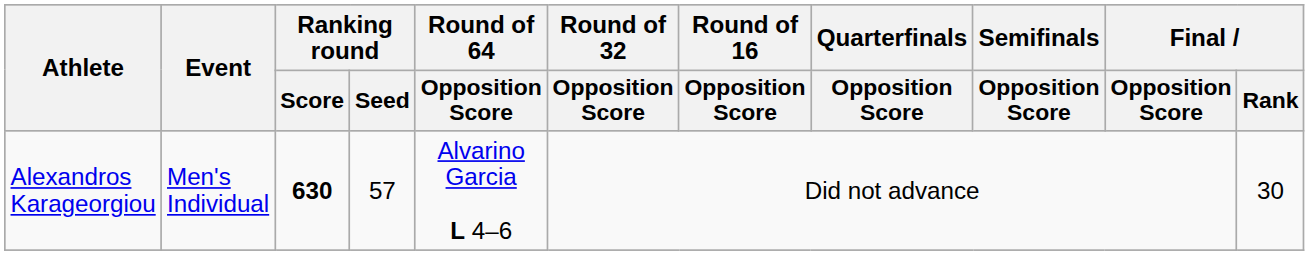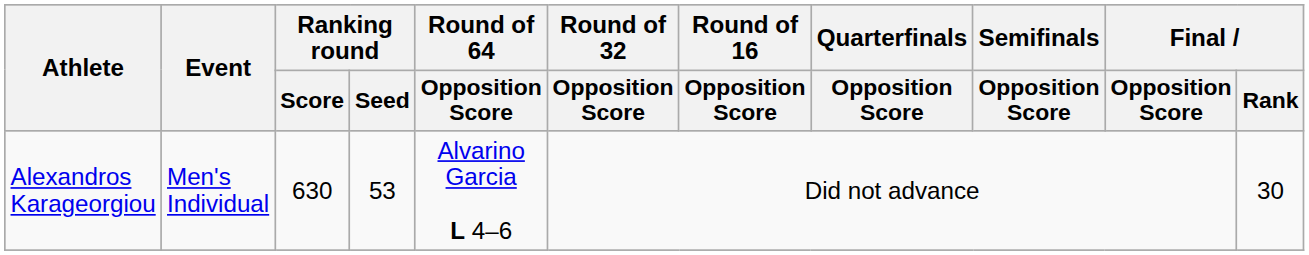(312, 191) bold -> (312, 191) normal
(382, 191) 57 -> (382, 191) 53
